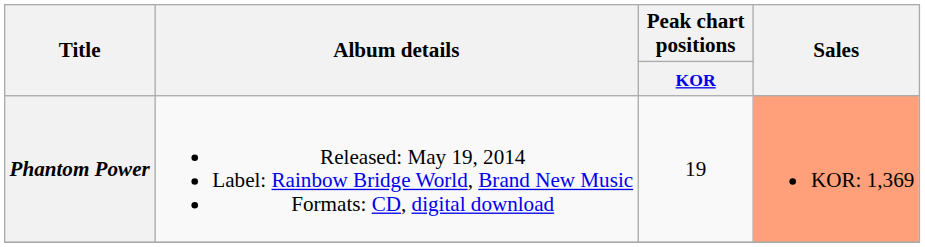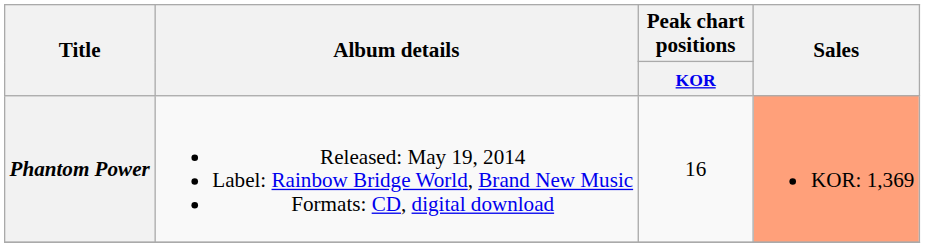(696, 168) 19 -> (696, 168) 16
